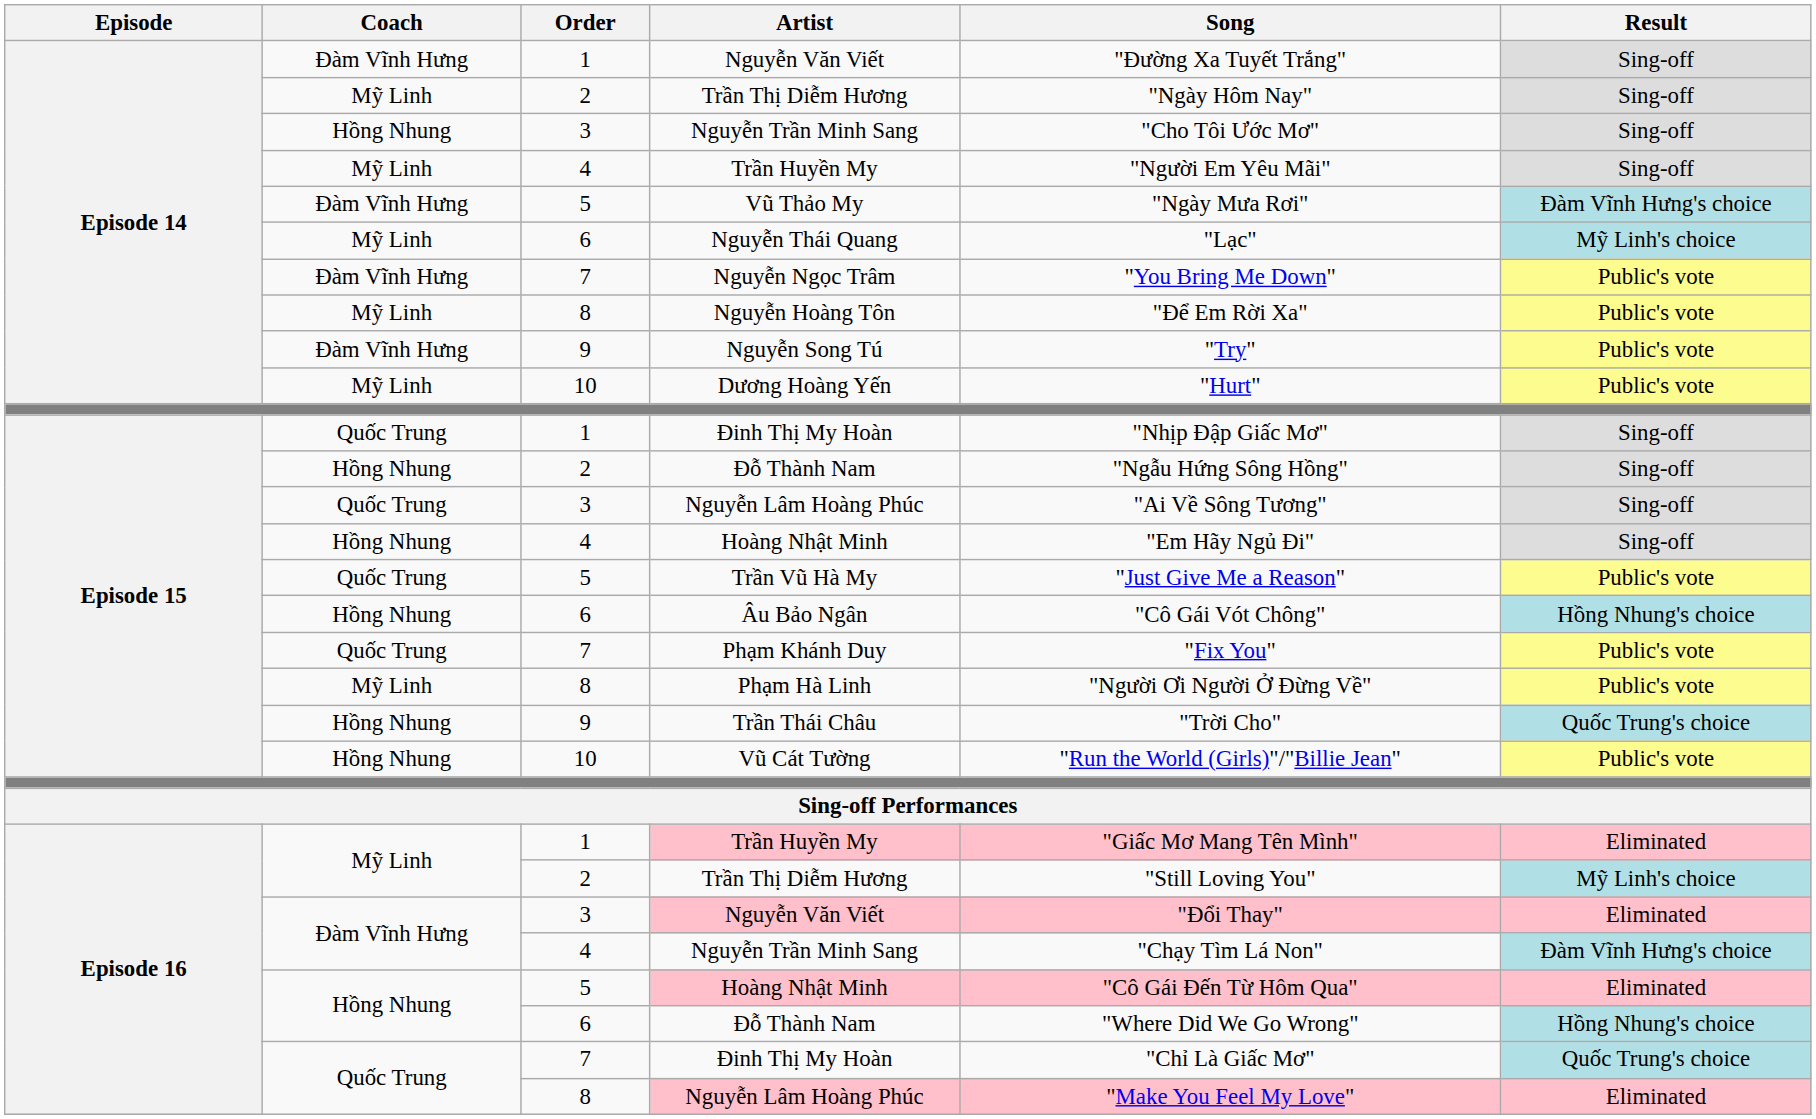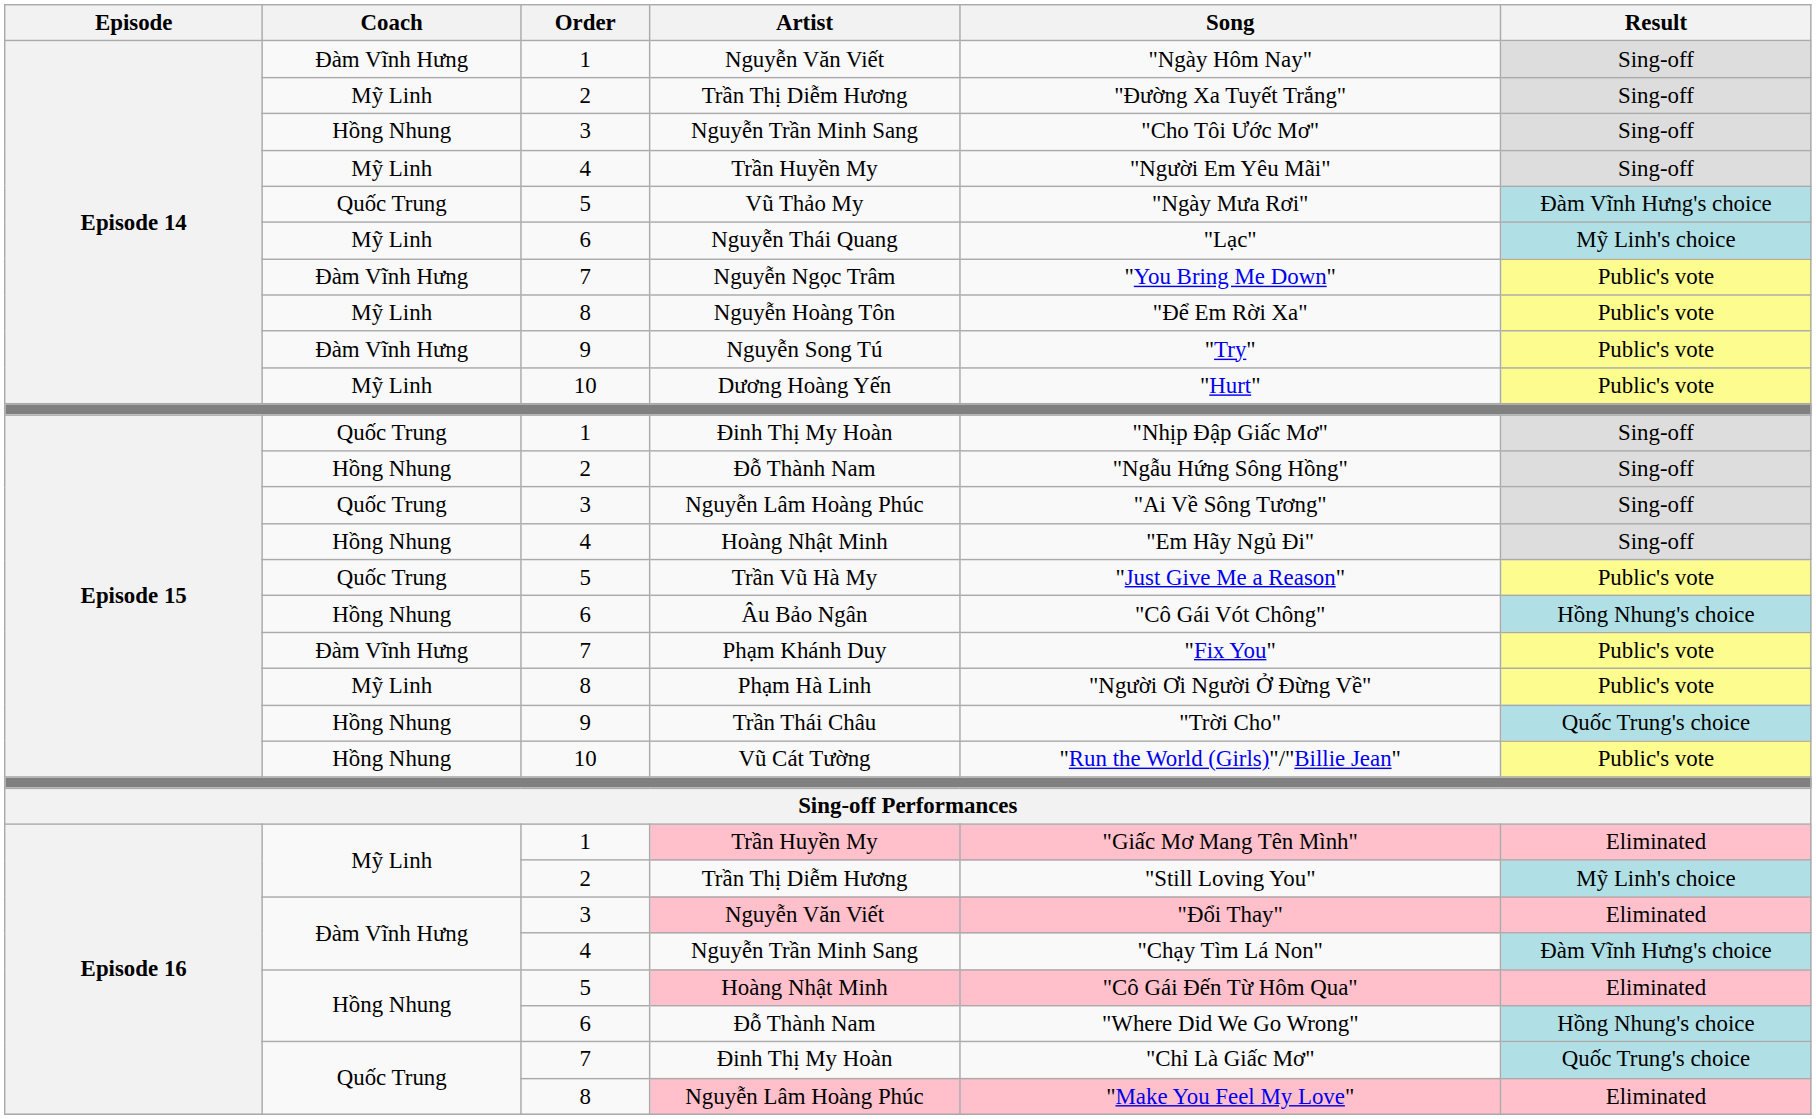(1230, 58) "Đường Xa Tuyết Trắng" -> (1230, 58) "Ngày Hôm Nay"
(1230, 95) "Ngày Hôm Nay" -> (1230, 95) "Đường Xa Tuyết Trắng"
(392, 204) Đàm Vĩnh Hưng -> (392, 204) Quốc Trung
(392, 650) Quốc Trung -> (392, 650) Đàm Vĩnh Hưng
